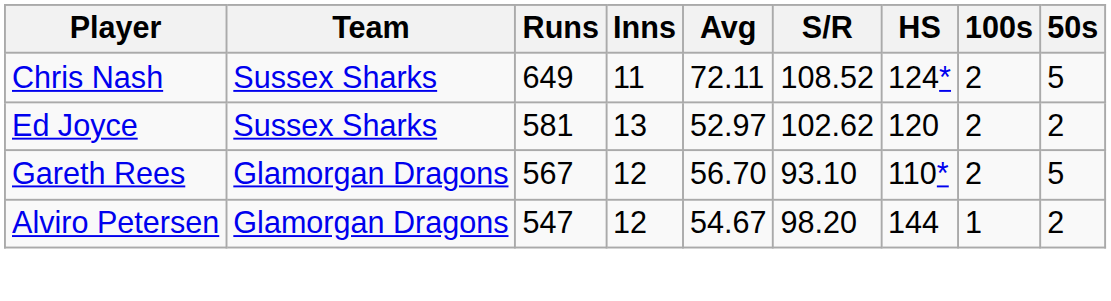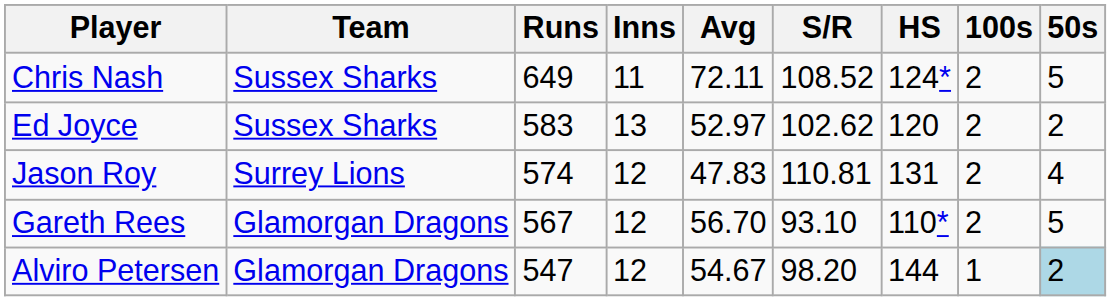(548, 125) 581 -> (548, 125) 583
+ row: (84, 174)
(1056, 222) no background -> (1056, 271) lightblue background
